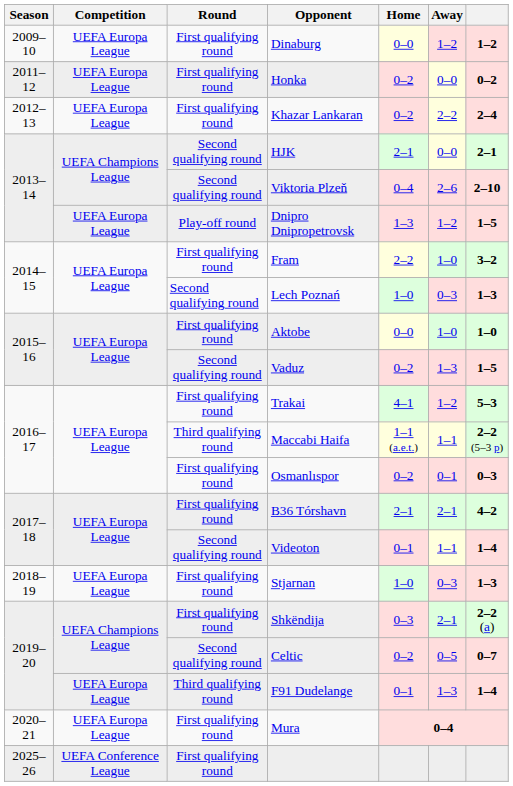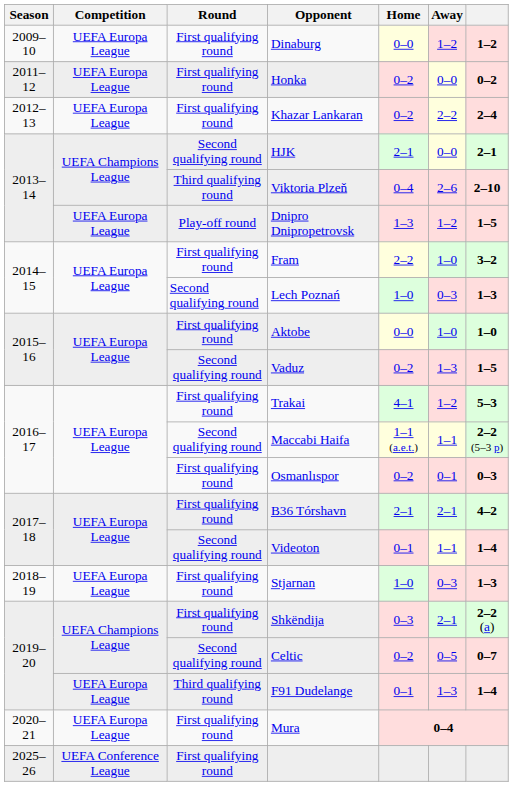(217, 187) Second qualifying round -> (217, 187) Third qualifying round
(217, 439) Third qualifying round -> (217, 439) Second qualifying round
